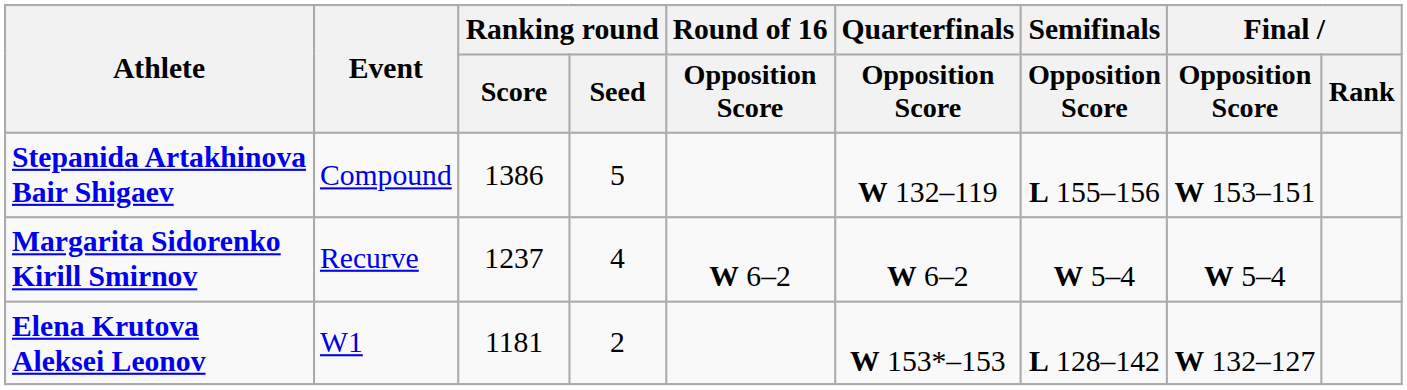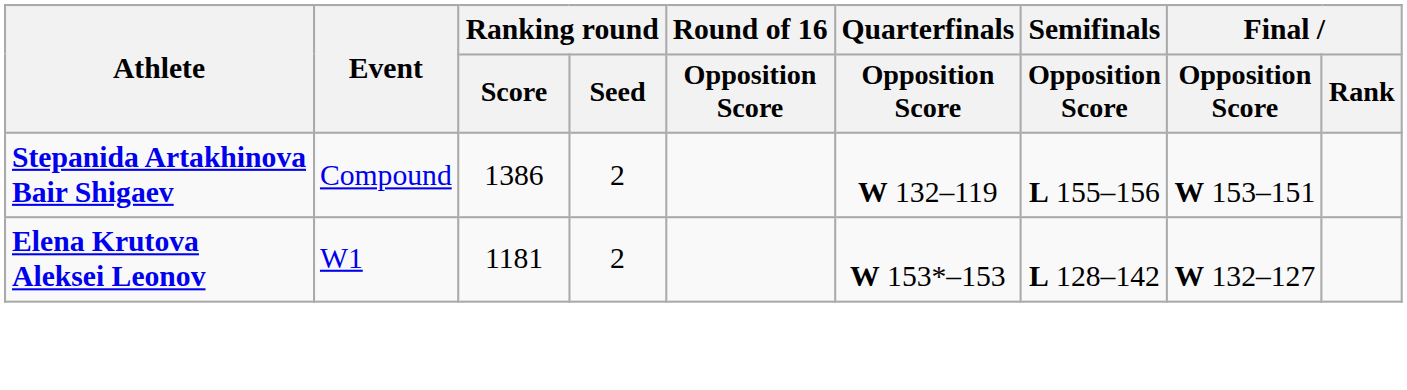(618, 175) 5 -> (618, 175) 2
- row: (146, 258)
